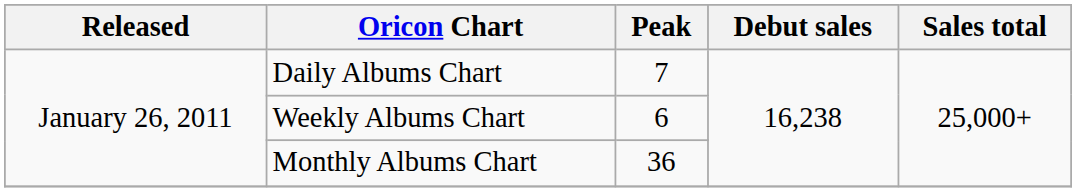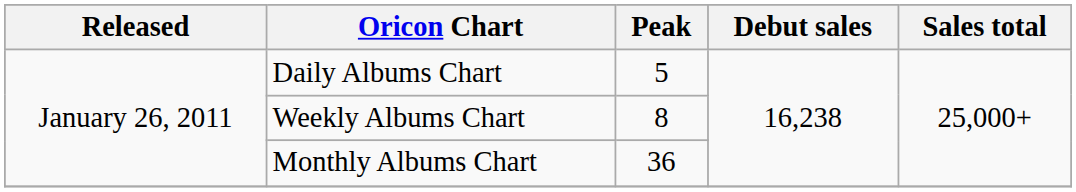(661, 72) 7 -> (661, 72) 5
(661, 117) 6 -> (661, 117) 8
